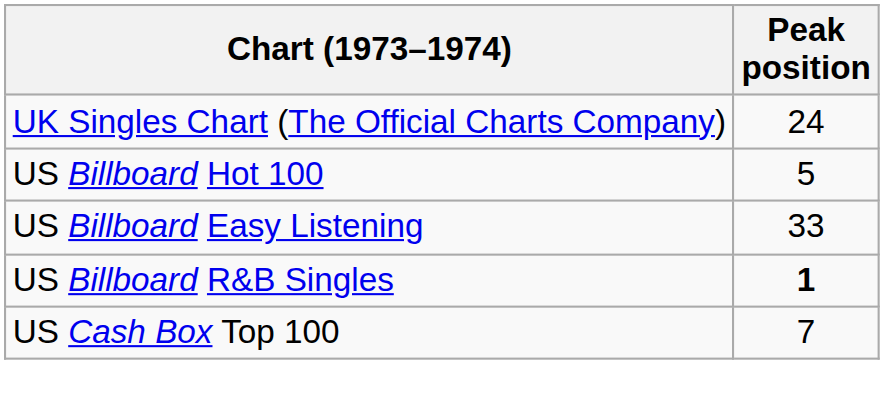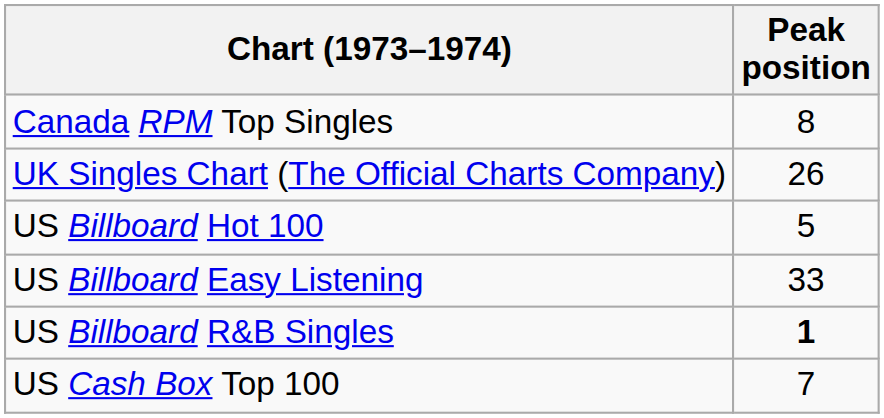+ row: (203, 121)
(806, 121) 24 -> (806, 173) 26
